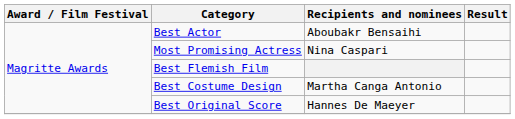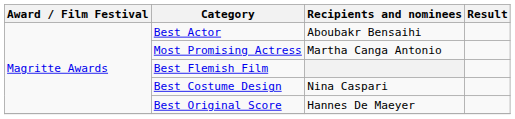(348, 50) Nina Caspari -> (374, 50) Martha Canga Antonio
(374, 86) Martha Canga Antonio -> (348, 86) Nina Caspari
